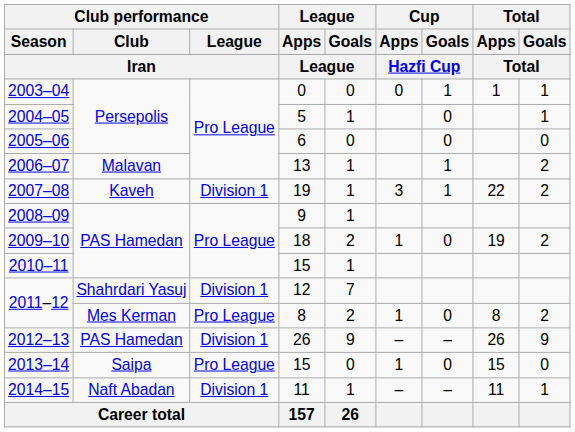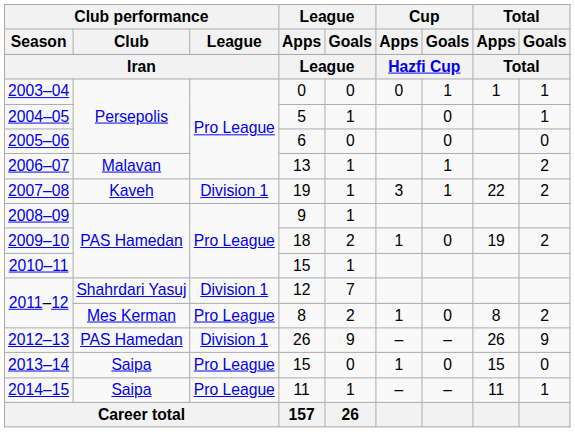(131, 389) Naft Abadan -> (131, 389) Saipa
(234, 389) Division 1 -> (234, 389) Pro League
